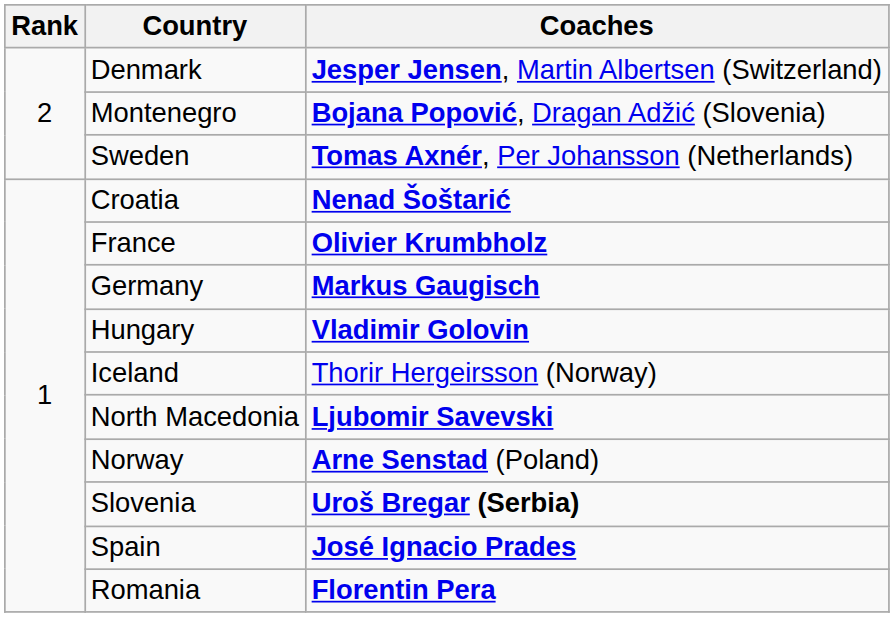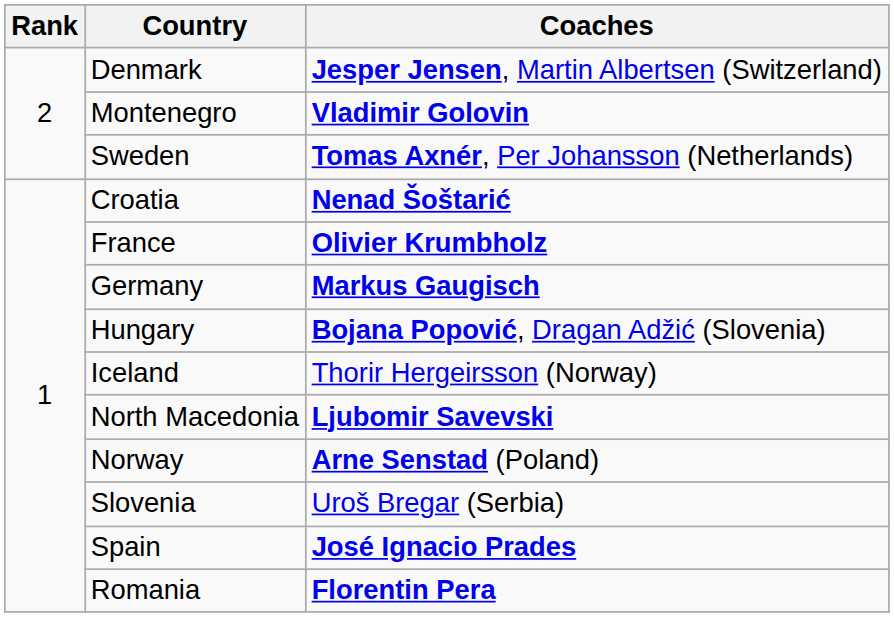(569, 112) Bojana Popović, Dragan Adžić (Slovenia) -> (420, 112) Vladimir Golovin
(420, 329) Vladimir Golovin -> (569, 329) Bojana Popović, Dragan Adžić (Slovenia)
(445, 503) bold -> (438, 503) normal
